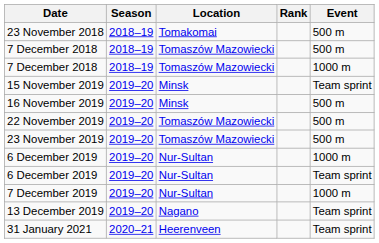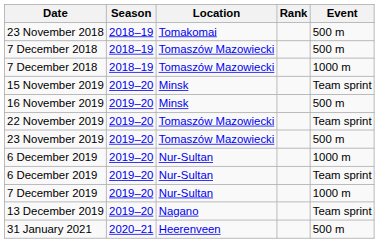(329, 122) 500 m -> (342, 122) Team sprint
(342, 229) Team sprint -> (329, 229) 500 m
